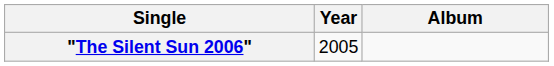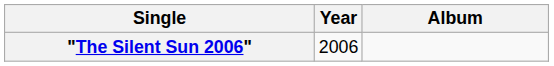(339, 46) 2005 -> (339, 46) 2006
